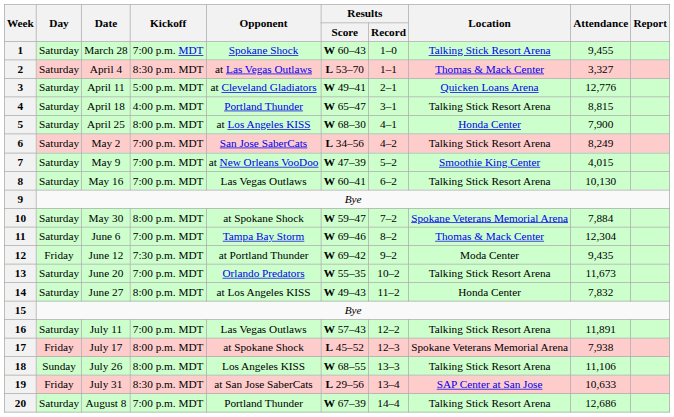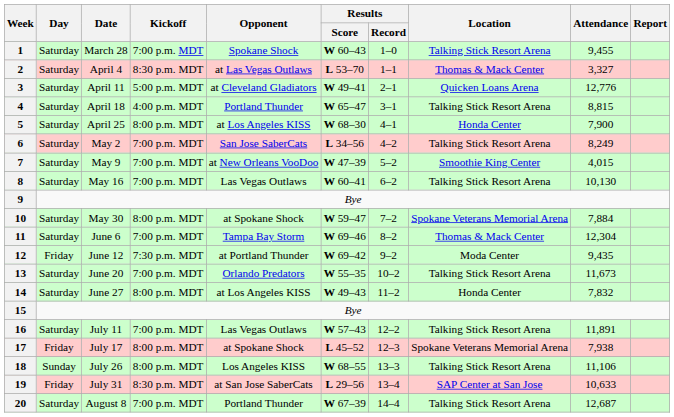(601, 403) 12,686 -> (601, 403) 12,687
